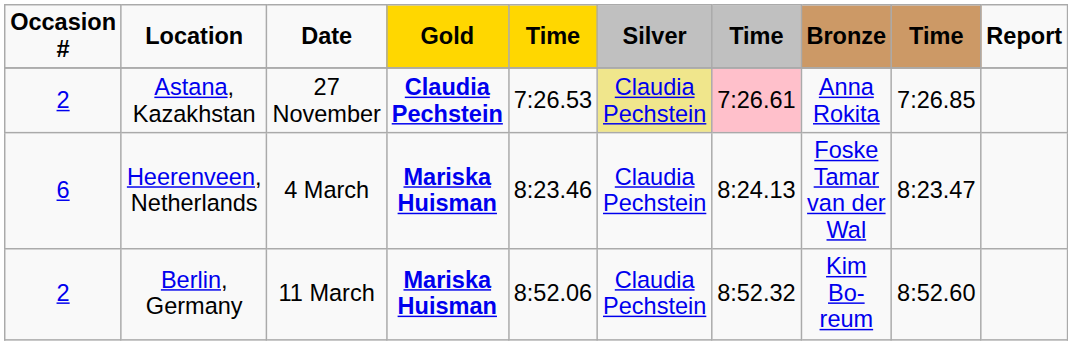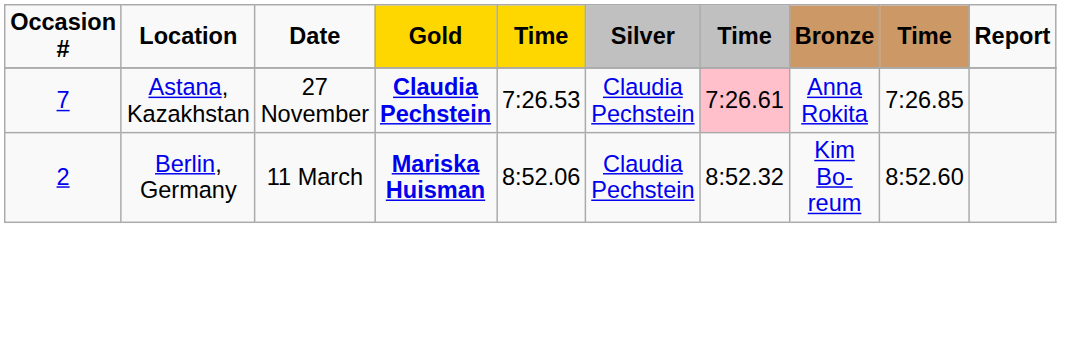(63, 100) 2 -> (63, 100) 7
(655, 100) khaki background -> (643, 100) no background
- row: (194, 190)
